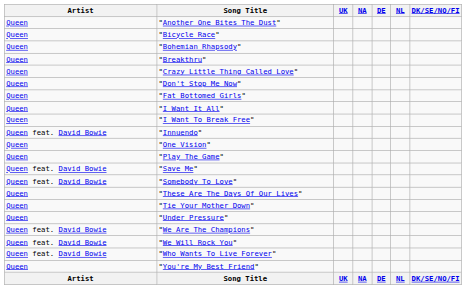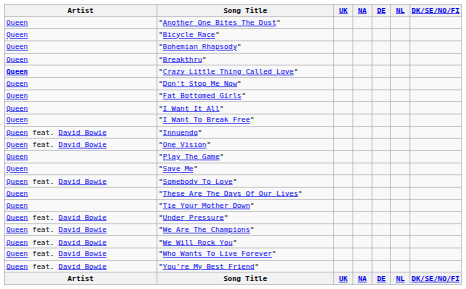(17, 71) normal -> (17, 71) bold
(17, 144) Queen -> (56, 144) Queen feat. David Bowie
(56, 169) Queen feat. David Bowie -> (17, 169) Queen
(17, 218) Queen -> (56, 218) Queen feat. David Bowie
(17, 266) Queen -> (56, 266) Queen feat. David Bowie
